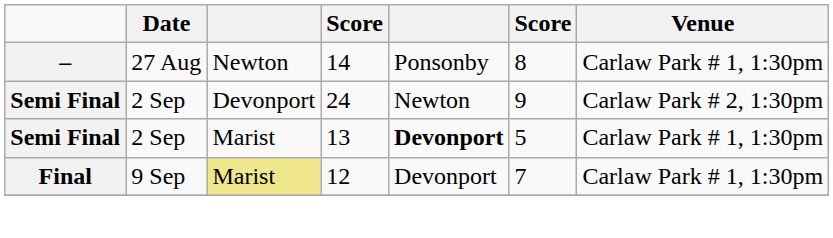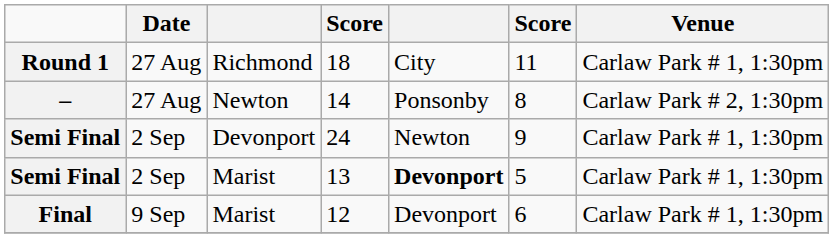+ row: (338, 61)
(703, 61) Carlaw Park # 1, 1:30pm -> (703, 99) Carlaw Park # 2, 1:30pm
(703, 99) Carlaw Park # 2, 1:30pm -> (703, 137) Carlaw Park # 1, 1:30pm
(244, 175) khaki background -> (244, 213) no background
(520, 175) 7 -> (520, 213) 6
